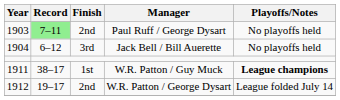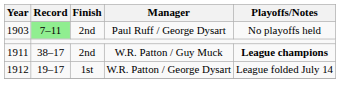- row: (18, 47)
(87, 69) 1st -> (87, 52) 2nd
(87, 87) 2nd -> (87, 69) 1st
